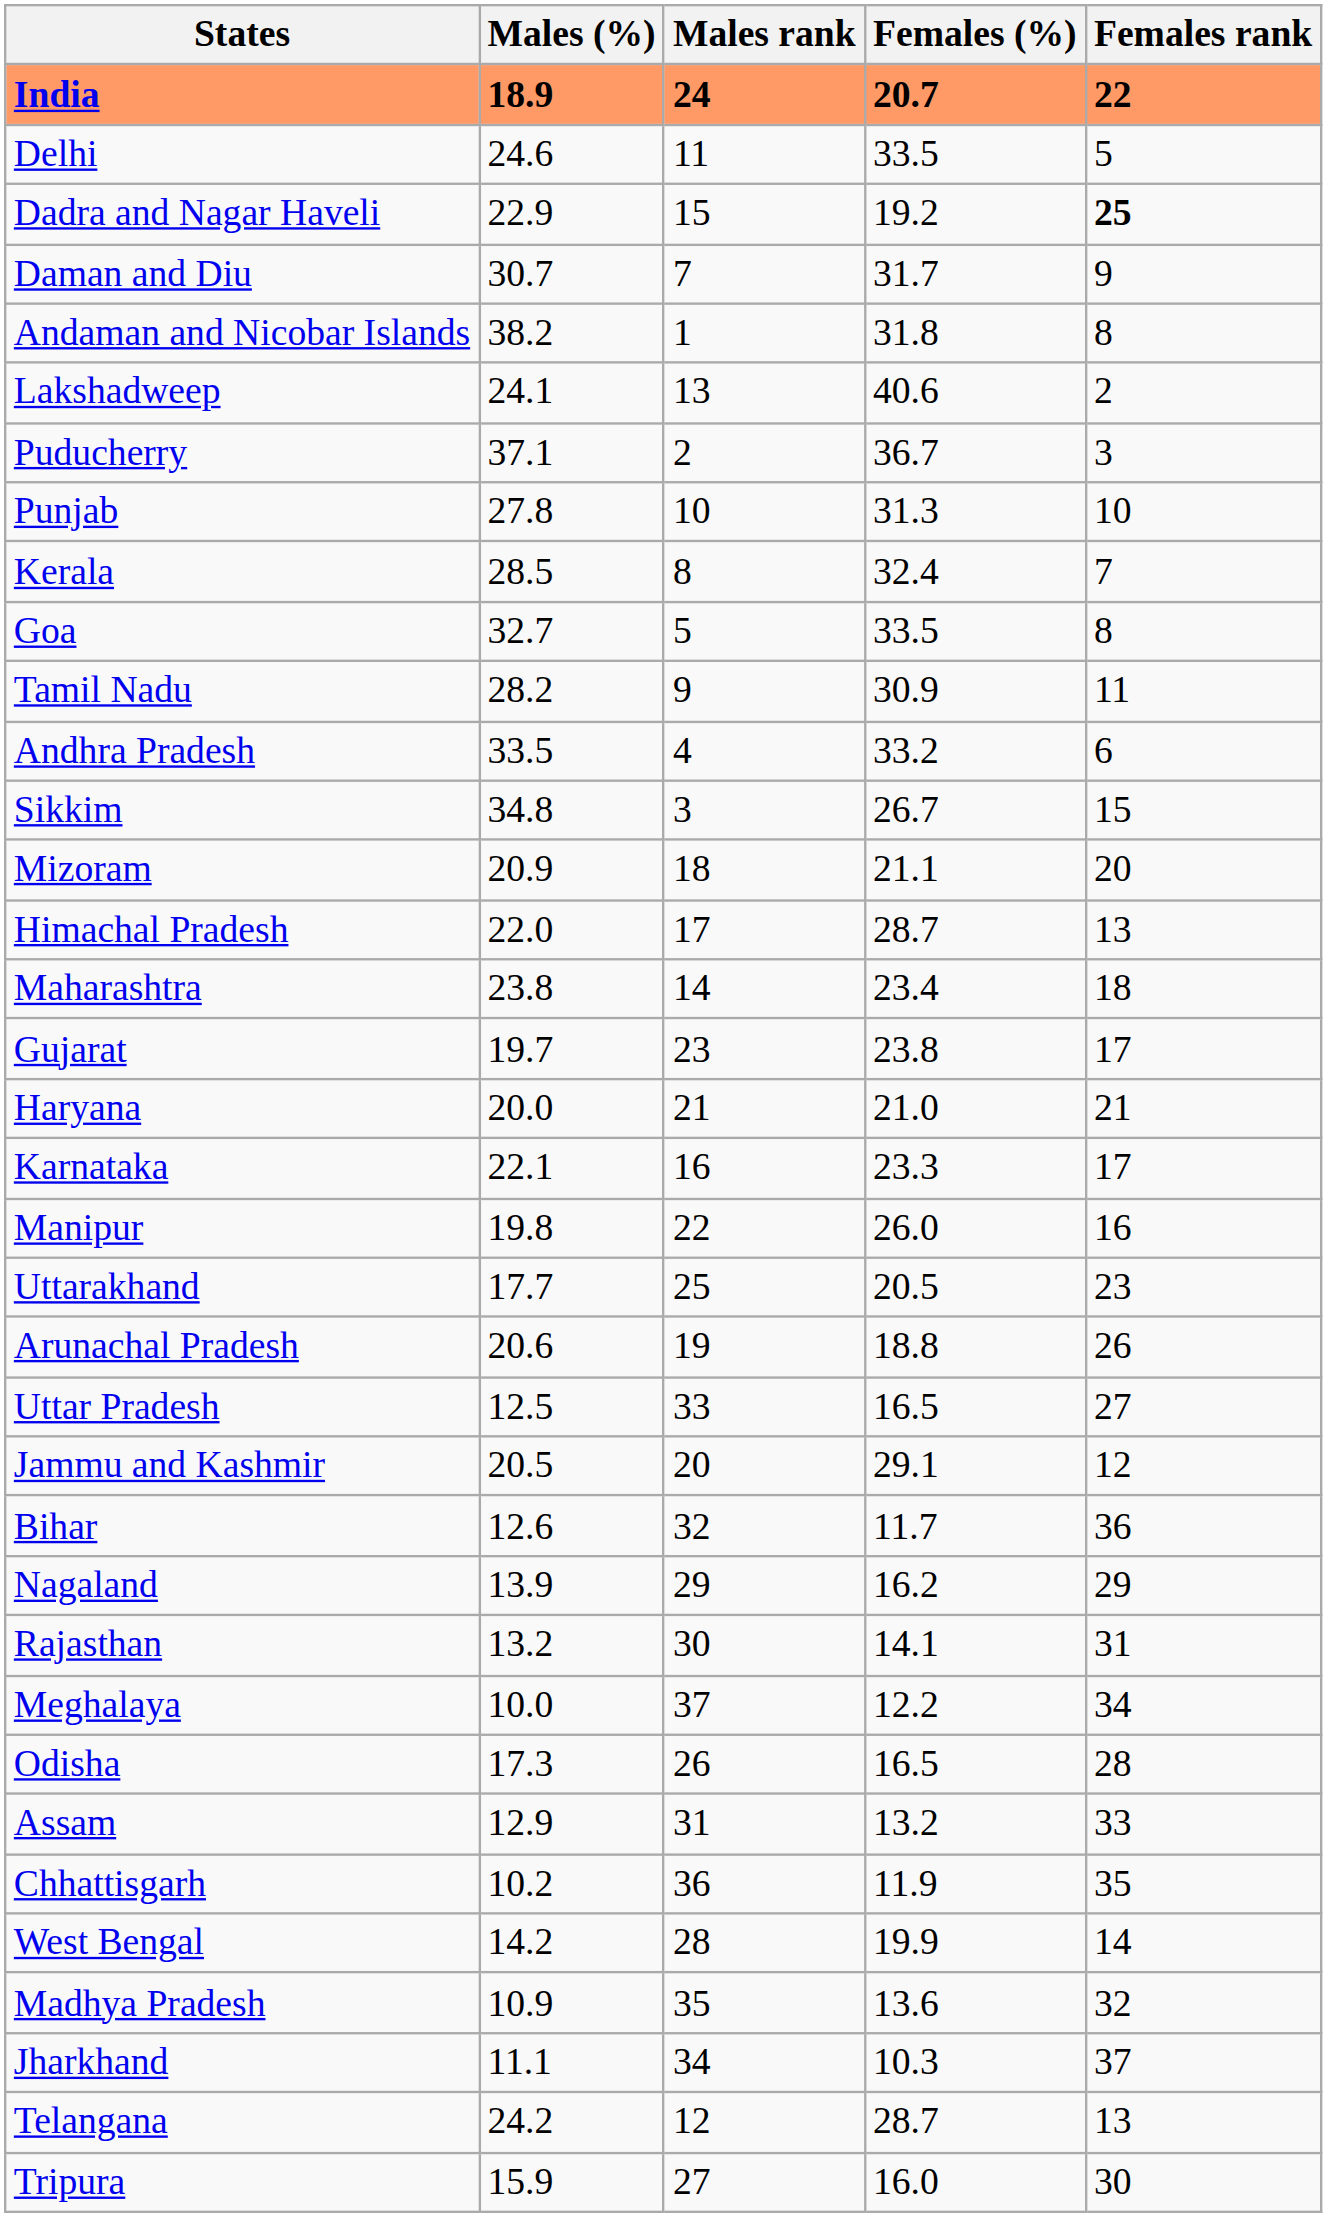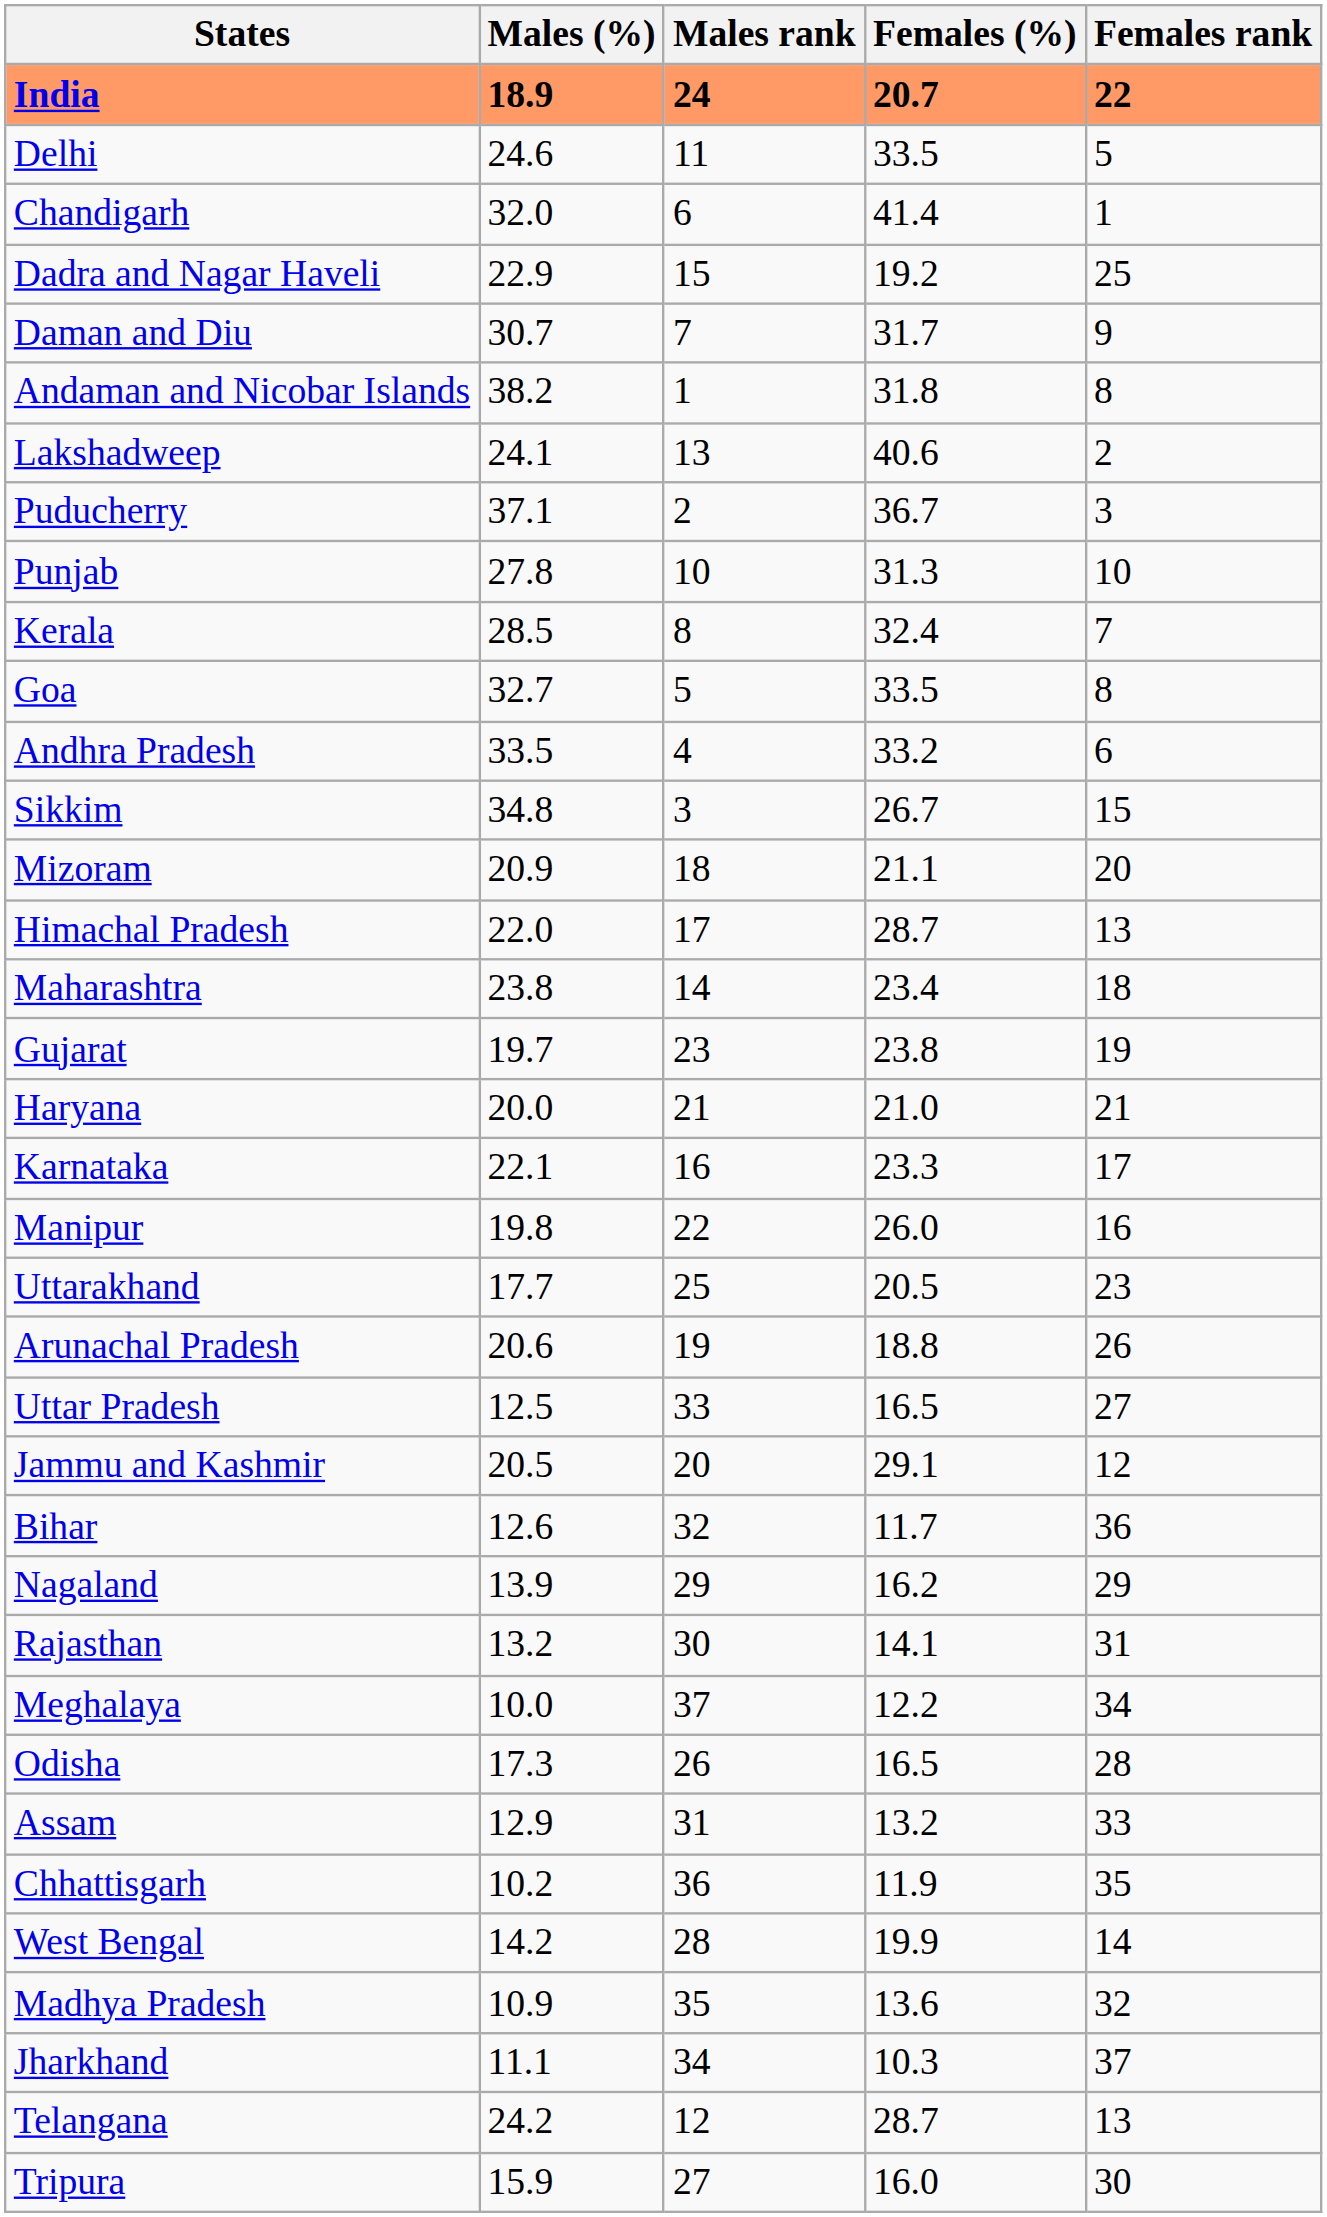+ row: (102, 213)
(1113, 213) bold -> (1113, 272) normal
- row: (103, 690)
(1113, 1048) 17 -> (1113, 1048) 19
